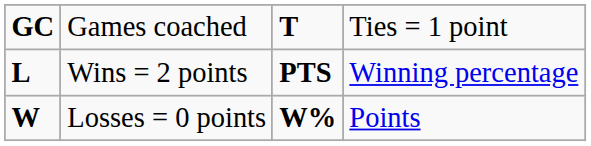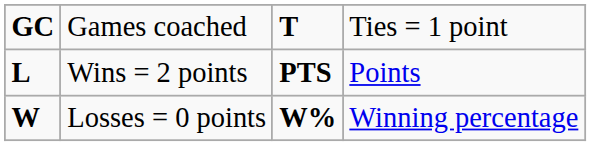(464, 72) Winning percentage -> (385, 72) Points
(385, 117) Points -> (464, 117) Winning percentage
